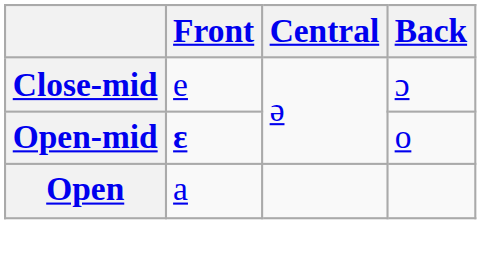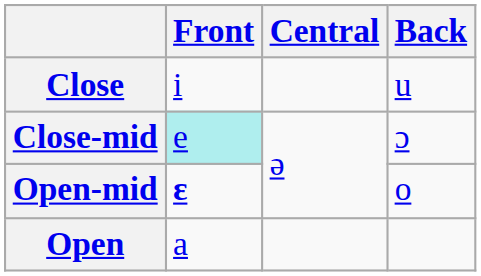+ row: (85, 84)
(181, 84) no background -> (181, 137) paleturquoise background
